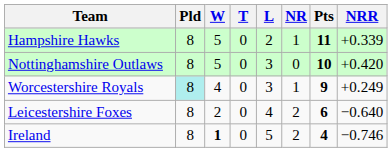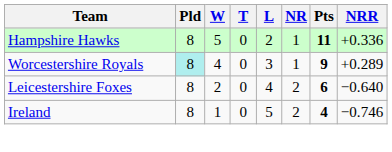(362, 40) +0.339 -> (362, 40) +0.336
- row: (85, 64)
(362, 87) +0.249 -> (362, 64) +0.289
(217, 135) bold -> (217, 111) normal
